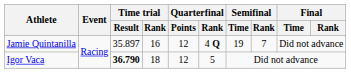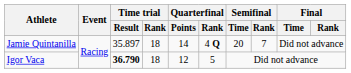(155, 44) 16 -> (155, 44) 18
(183, 44) 12 -> (183, 44) 14
(238, 44) 19 -> (238, 44) 20
